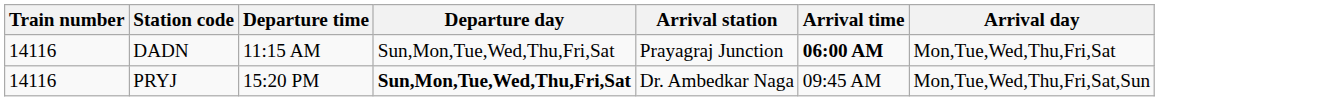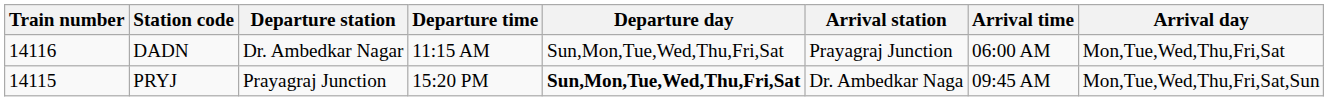+ column: (323, 19)
(843, 50) bold -> (1011, 50) normal
(33, 80) 14116 -> (33, 80) 14115
